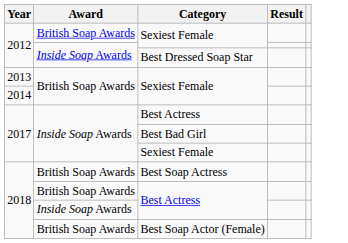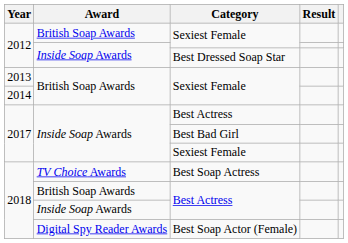(86, 171) British Soap Awards -> (81, 171) TV Choice Awards
(86, 228) British Soap Awards -> (102, 228) Digital Spy Reader Awards
